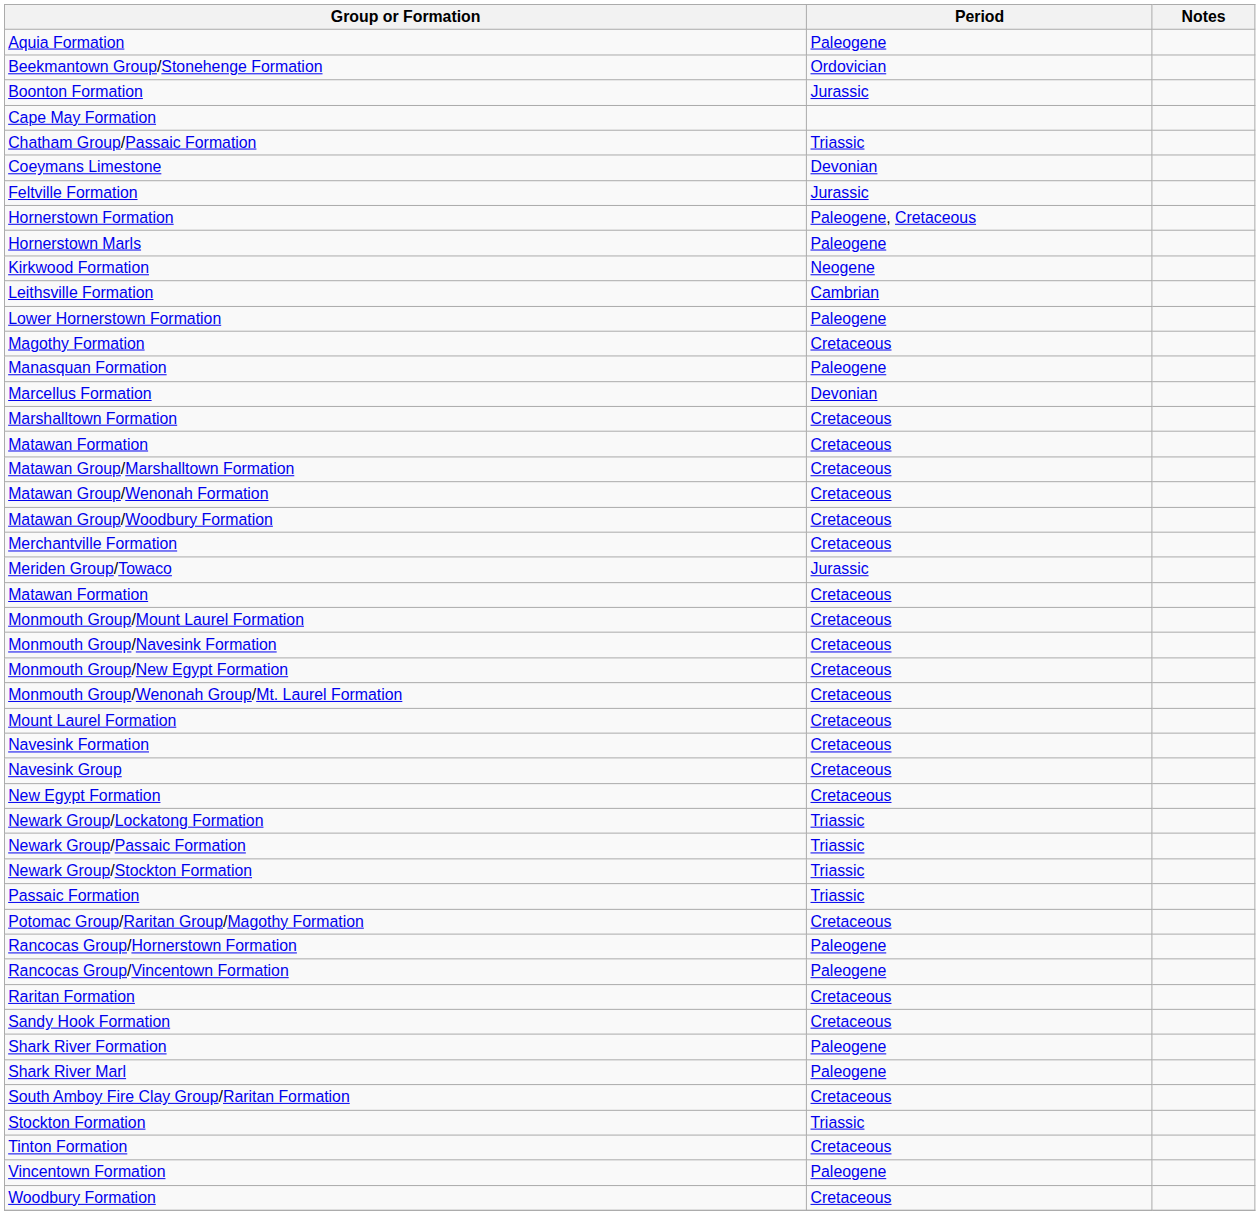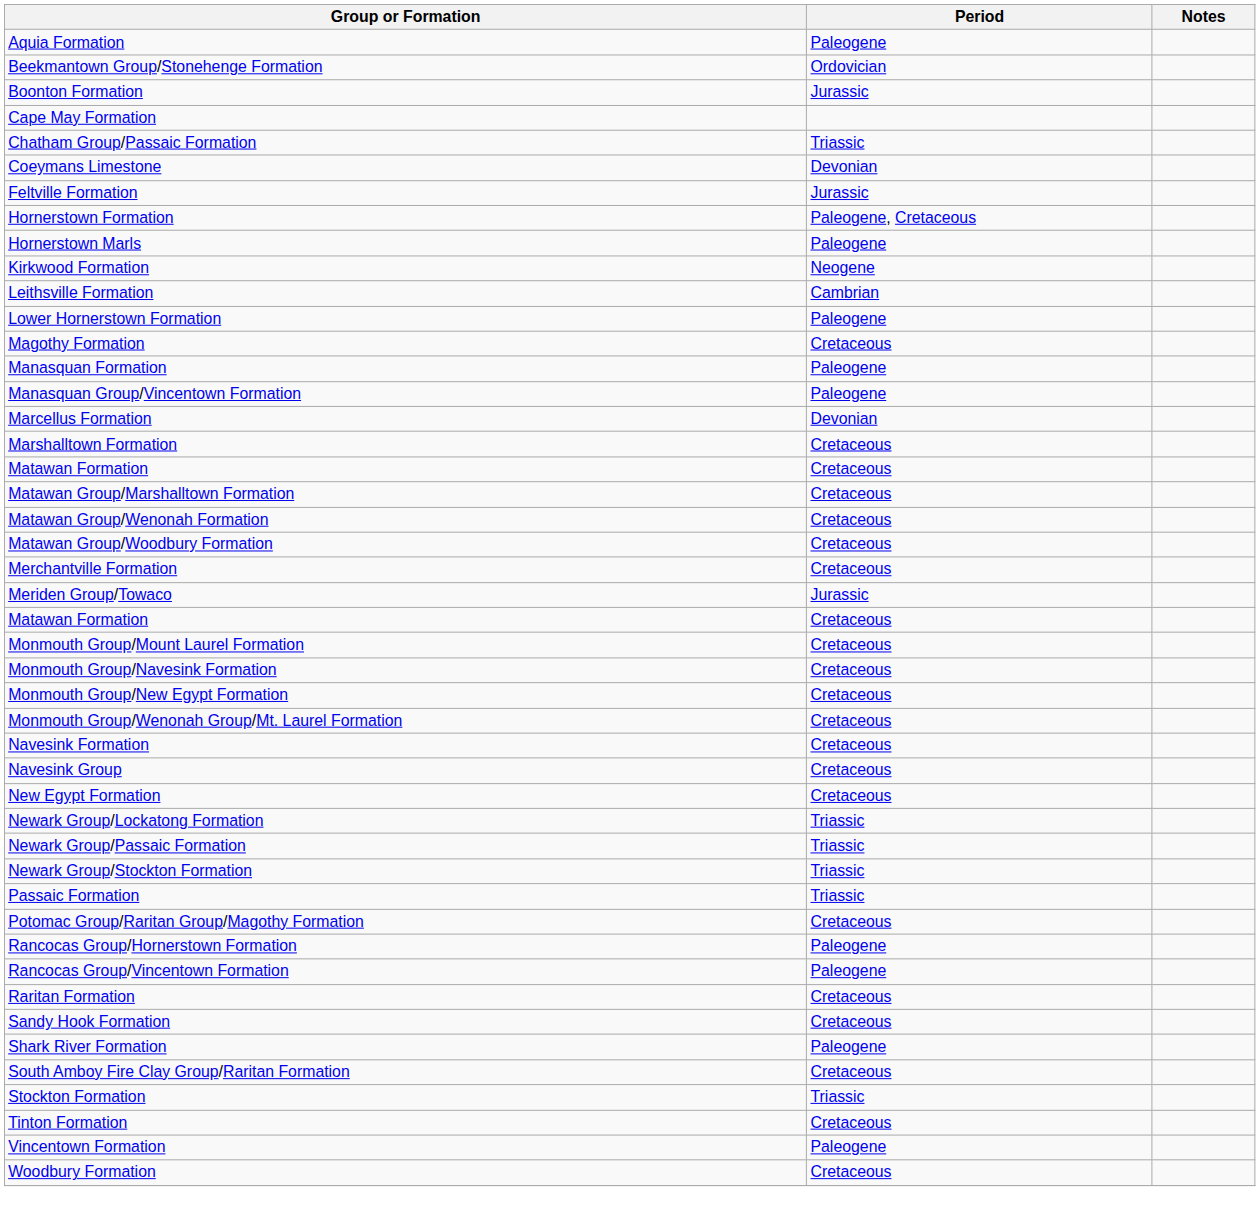+ row: (155, 393)
- row: (92, 720)
- row: (67, 1072)
